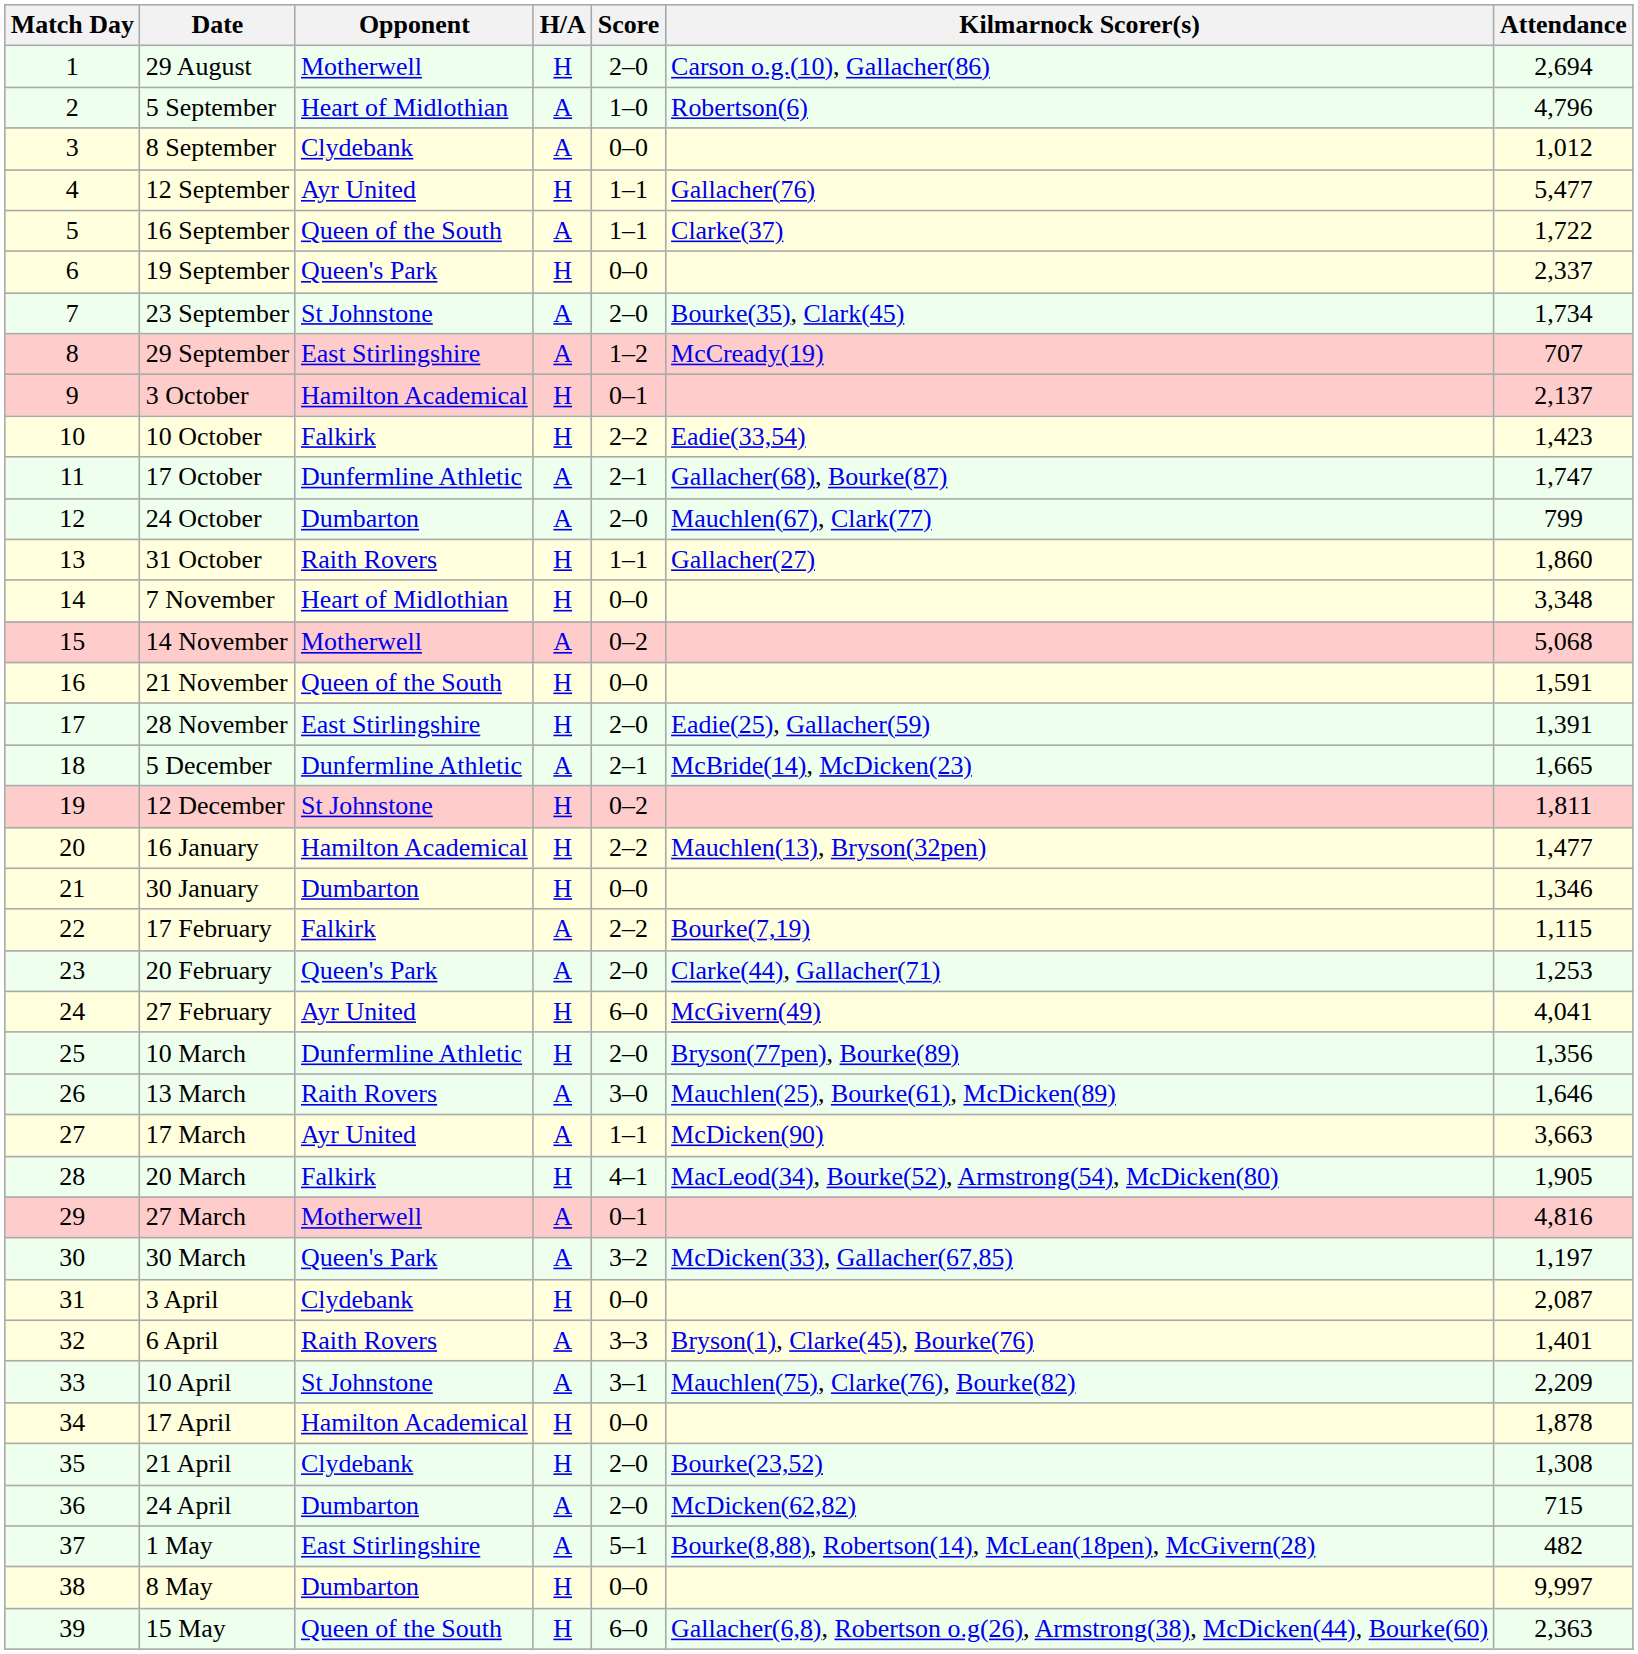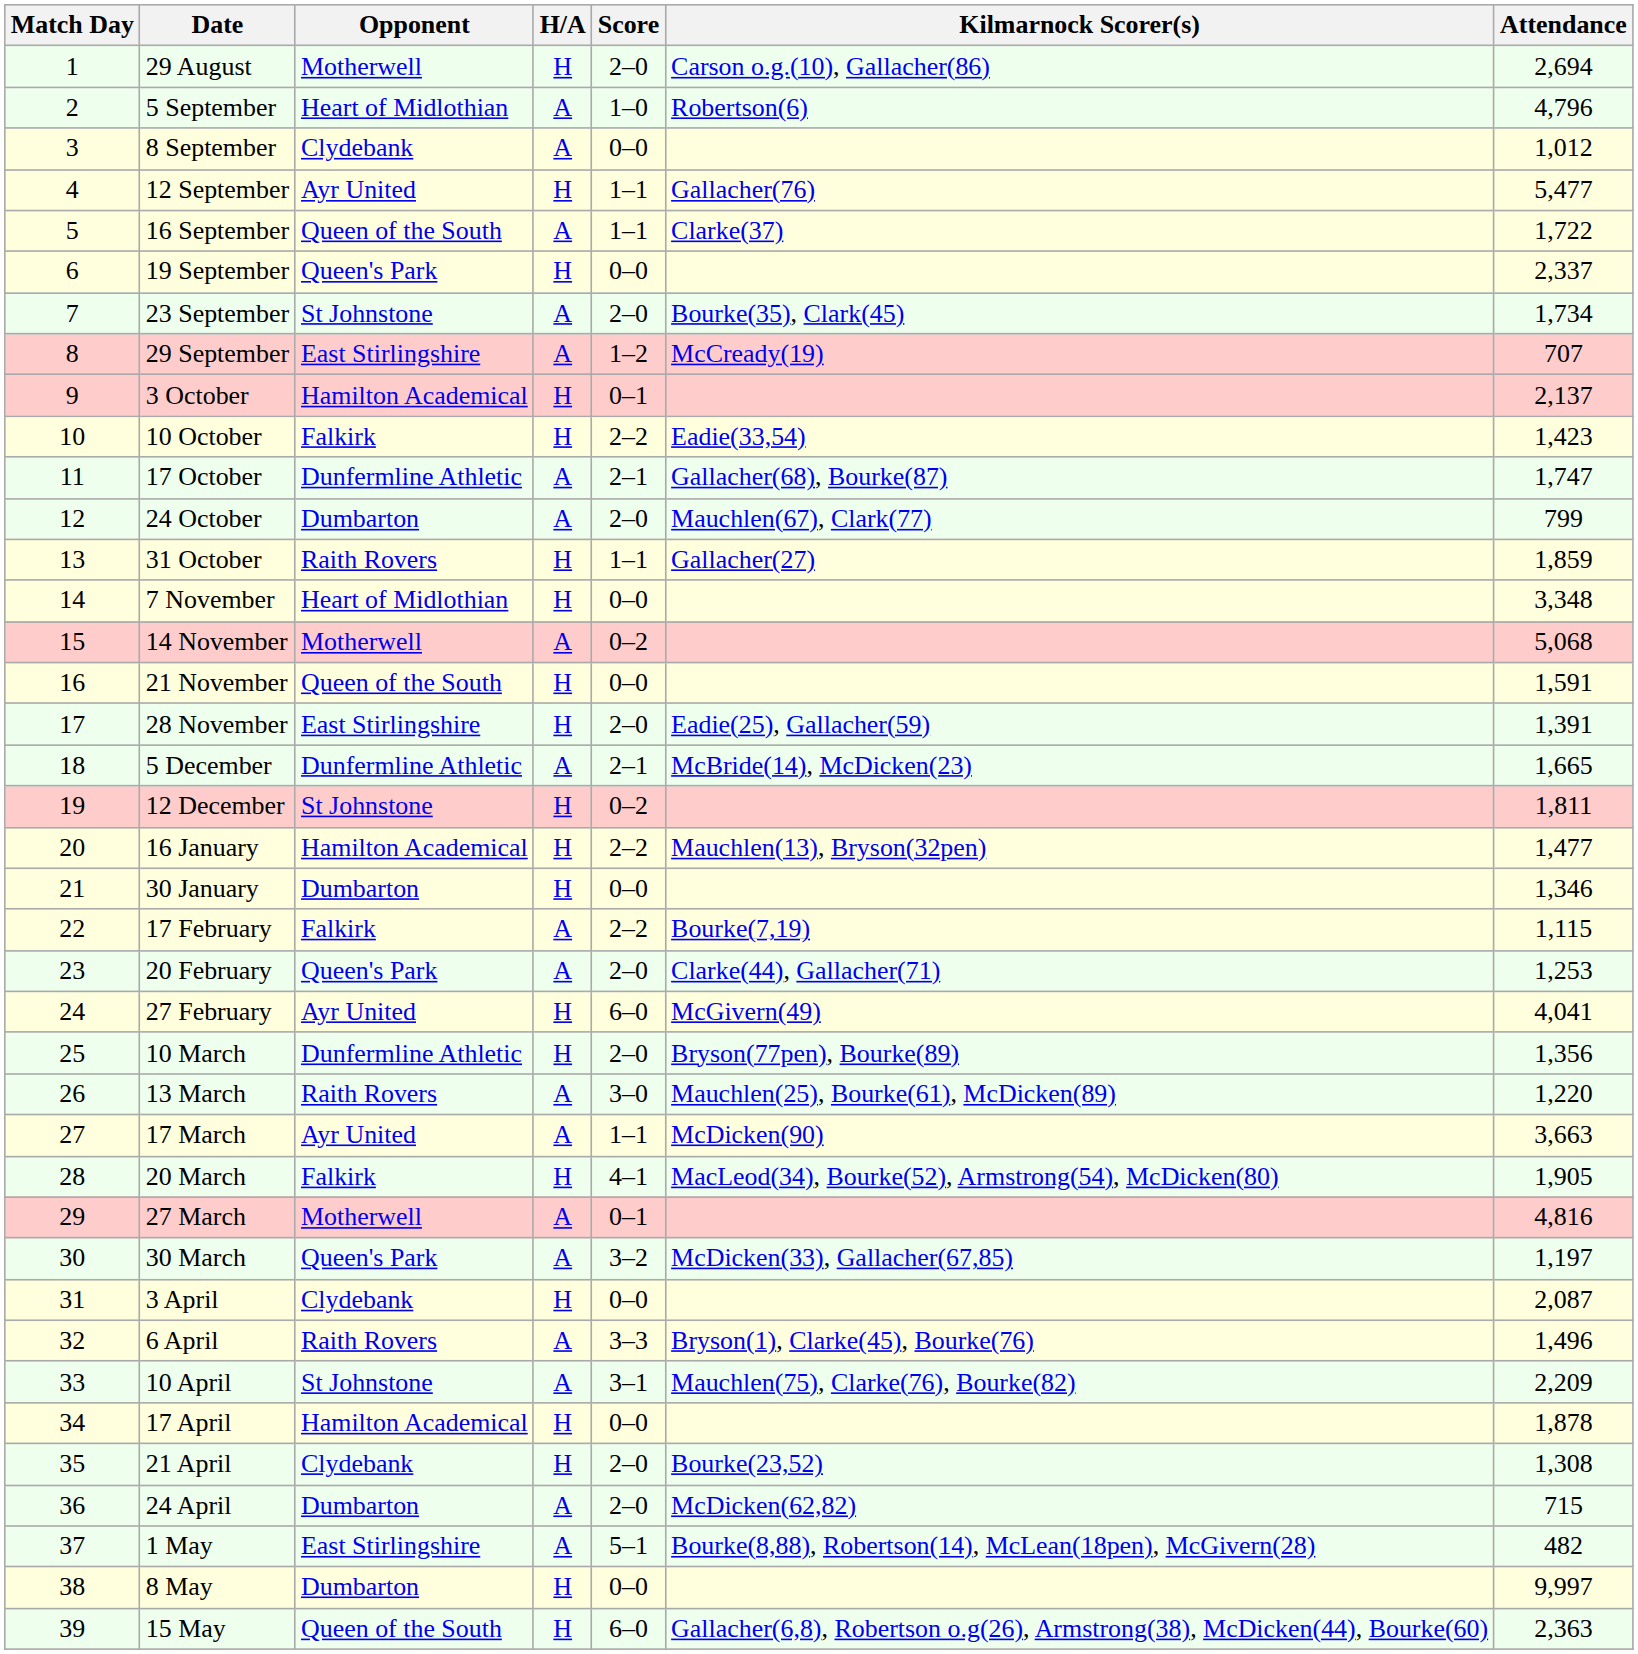(1563, 559) 1,860 -> (1563, 559) 1,859
(1563, 1093) 1,646 -> (1563, 1093) 1,220
(1563, 1340) 1,401 -> (1563, 1340) 1,496
